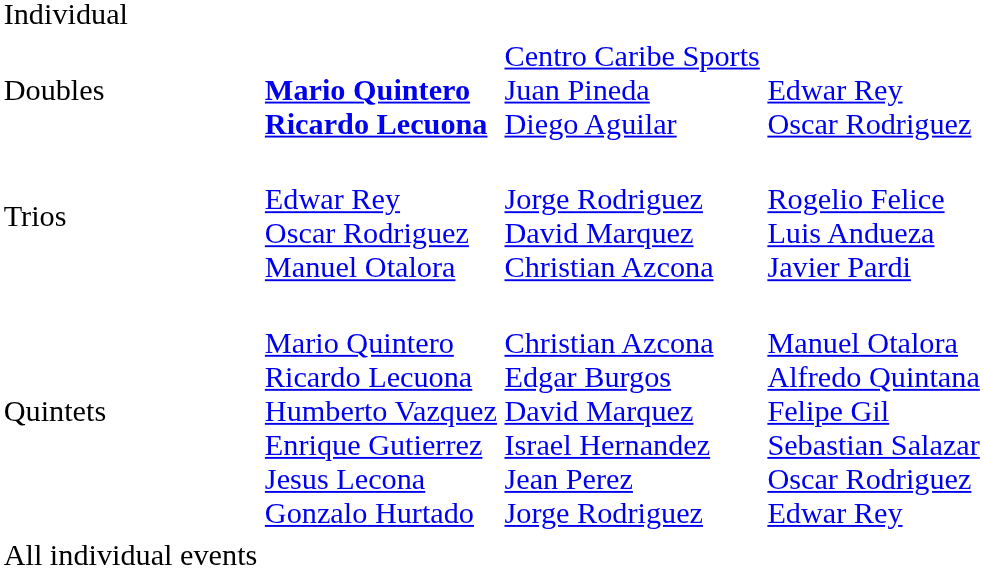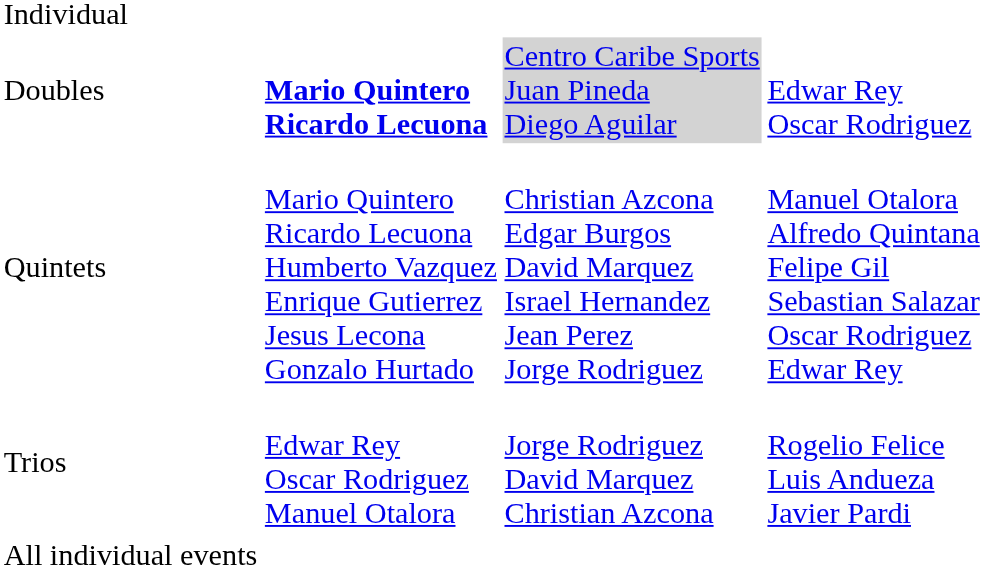(632, 89) no background -> (632, 89) lightgrey background
rows swapped: (35, 216) <-> (55, 411)
